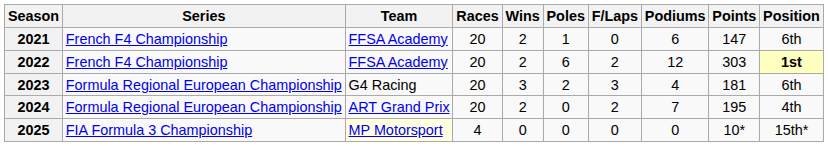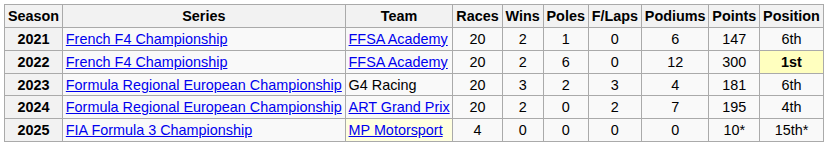(615, 62) 2 -> (615, 62) 0
(734, 62) 303 -> (734, 62) 300
